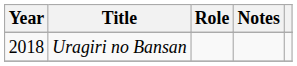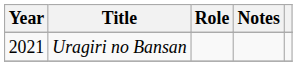(26, 46) 2018 -> (26, 46) 2021
